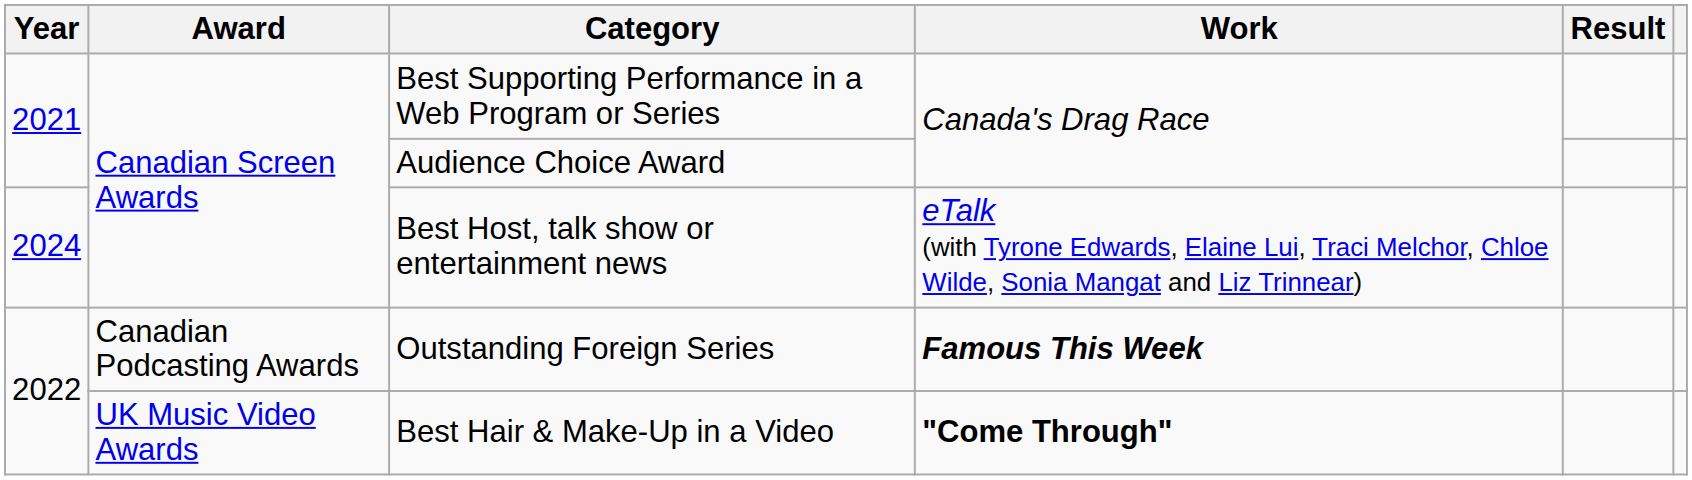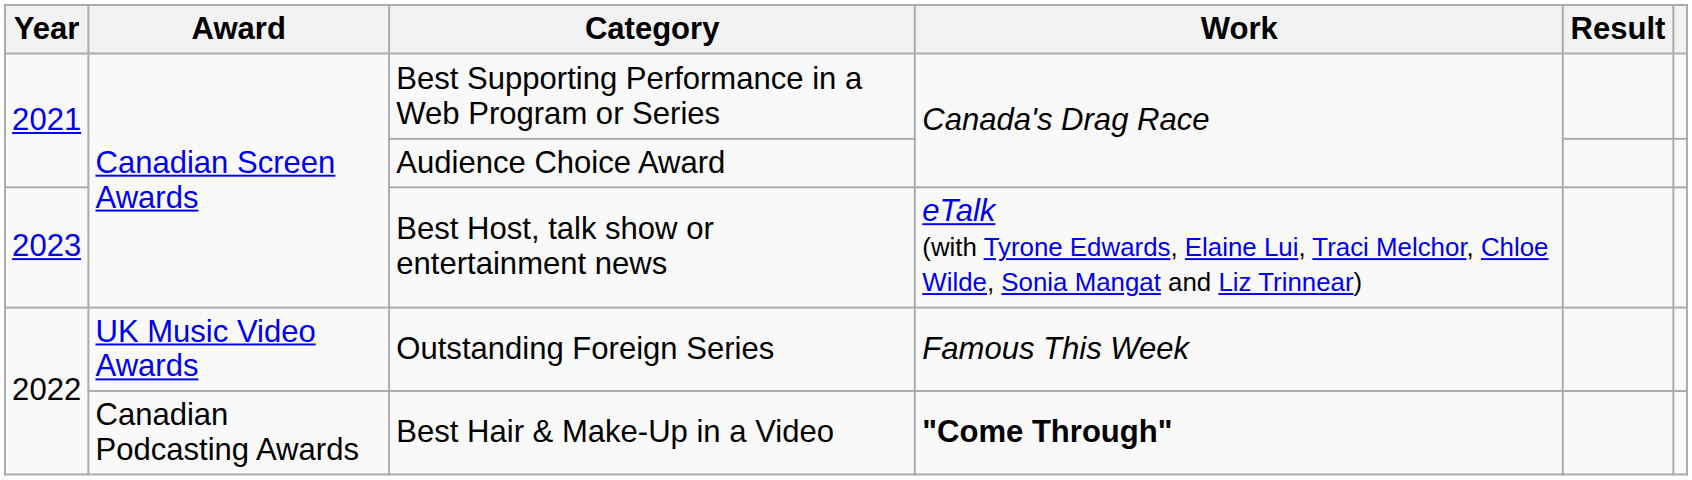(47, 246) 2024 -> (47, 246) 2023
(227, 348) Canadian Podcasting Awards -> (206, 348) UK Music Video Awards
(1063, 348) bold -> (1056, 348) normal
(206, 432) UK Music Video Awards -> (227, 432) Canadian Podcasting Awards
